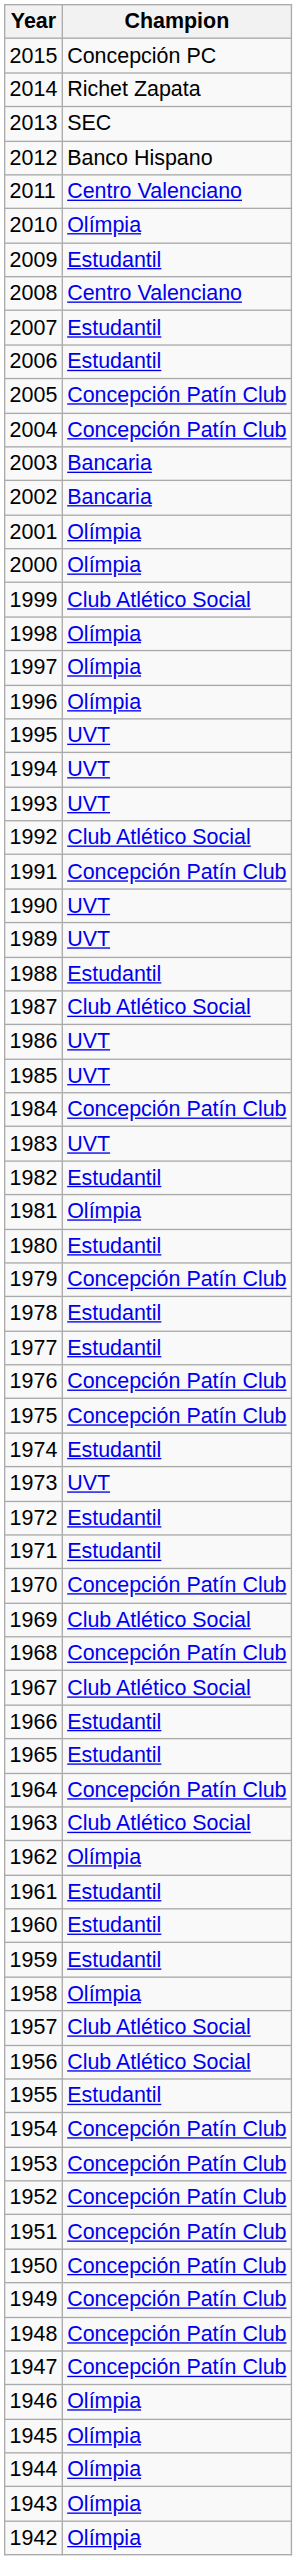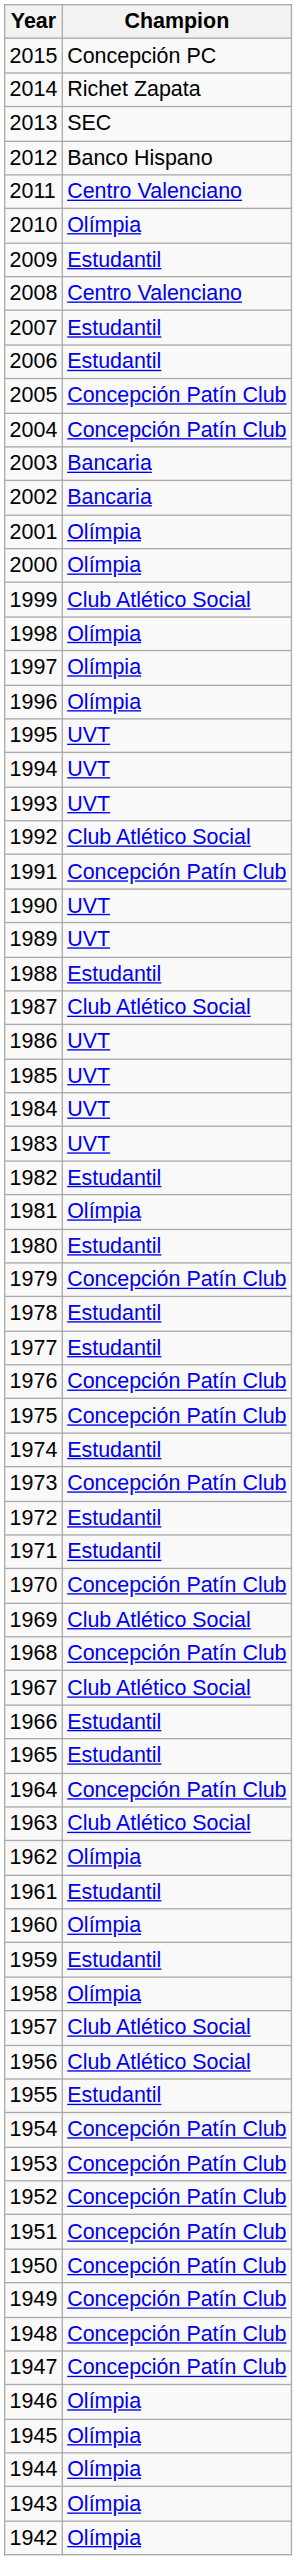(177, 1109) Concepción Patín Club -> (89, 1109) UVT
(89, 1483) UVT -> (177, 1483) Concepción Patín Club
(114, 1925) Estudantil -> (104, 1925) Olímpia
